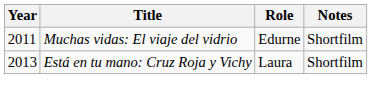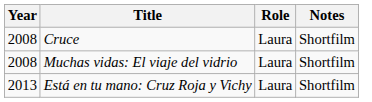+ row: (61, 39)
(22, 39) 2011 -> (22, 62) 2008
(279, 39) Edurne -> (275, 62) Laura
